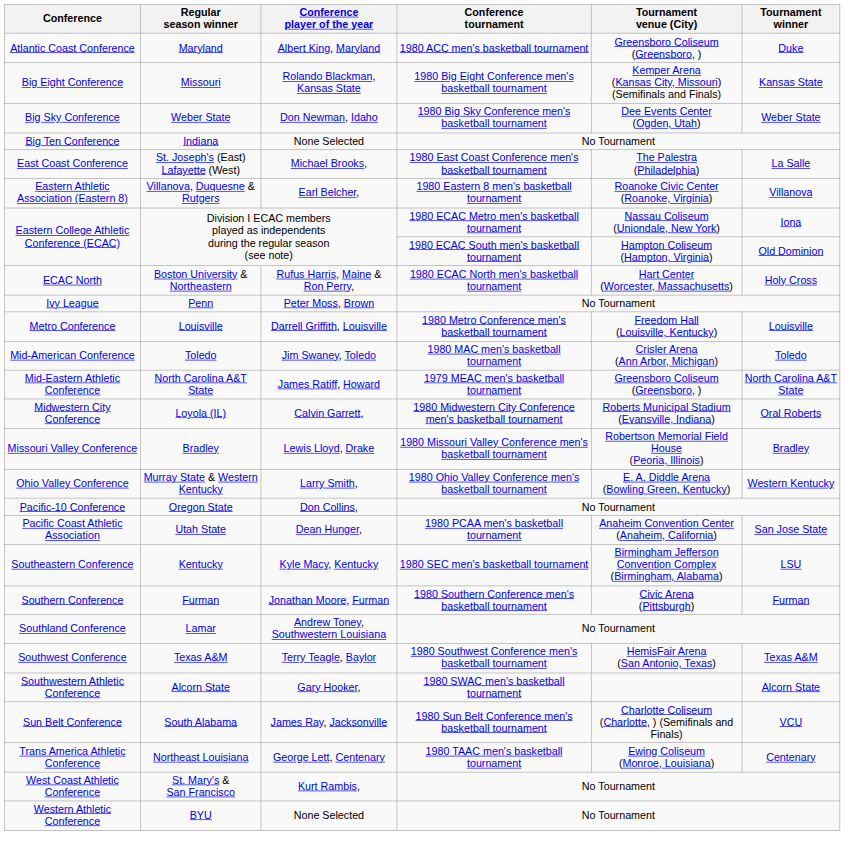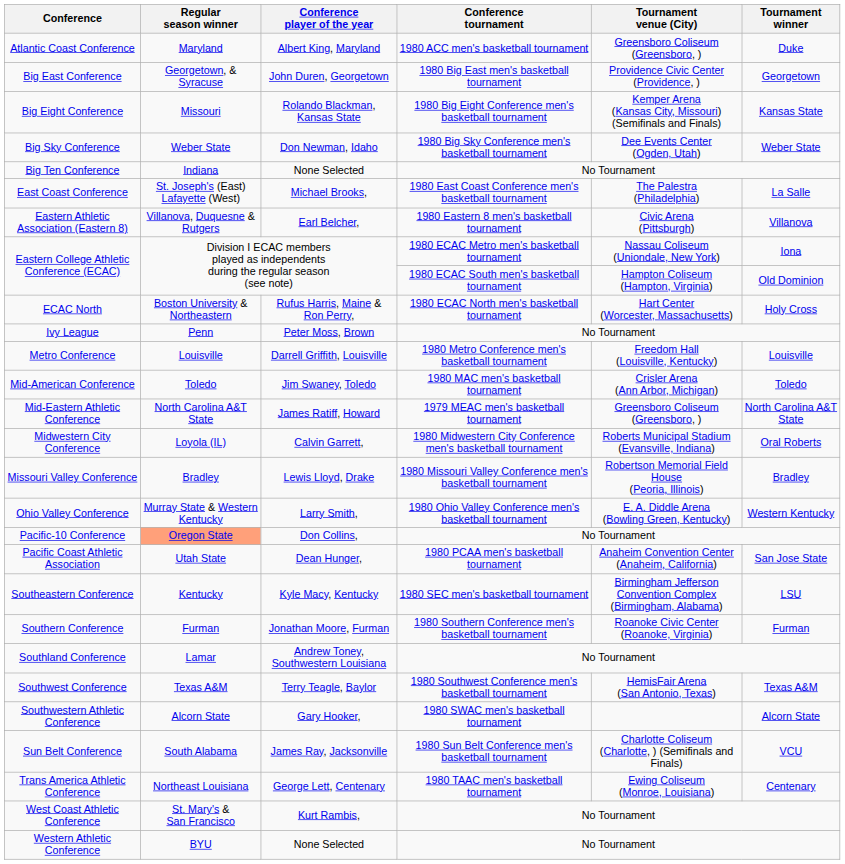+ row: (72, 77)
(667, 193) Roanoke Civic Center (Roanoke, Virginia) -> (667, 222) Civic Arena (Pittsburgh)
(201, 507) no background -> (201, 536) lightsalmon background
(667, 600) Civic Arena (Pittsburgh) -> (667, 629) Roanoke Civic Center (Roanoke, Virginia)
